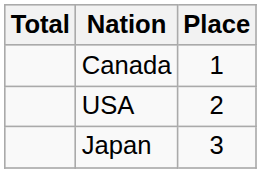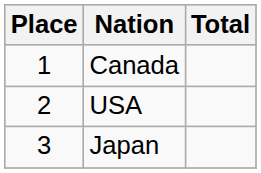columns swapped: (217, 24) <-> (40, 24)
